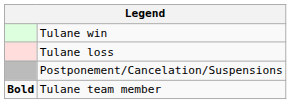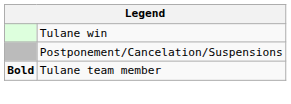- row: (77, 51)
